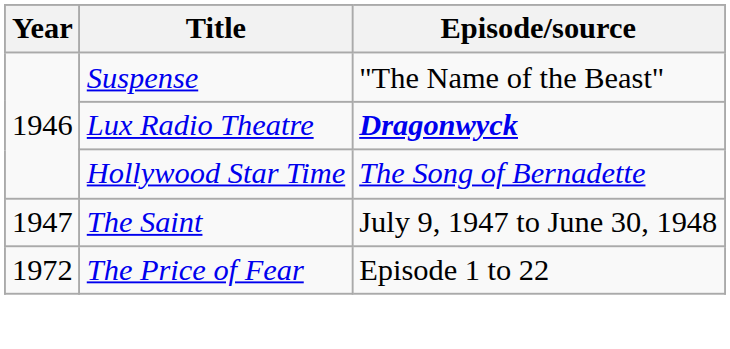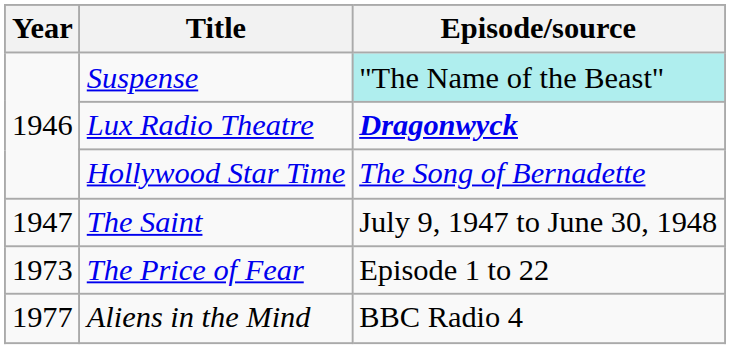(512, 76) no background -> (512, 76) paleturquoise background
(42, 269) 1972 -> (42, 269) 1973
+ row: (199, 317)
